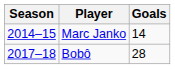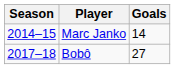(139, 53) 28 -> (139, 53) 27
